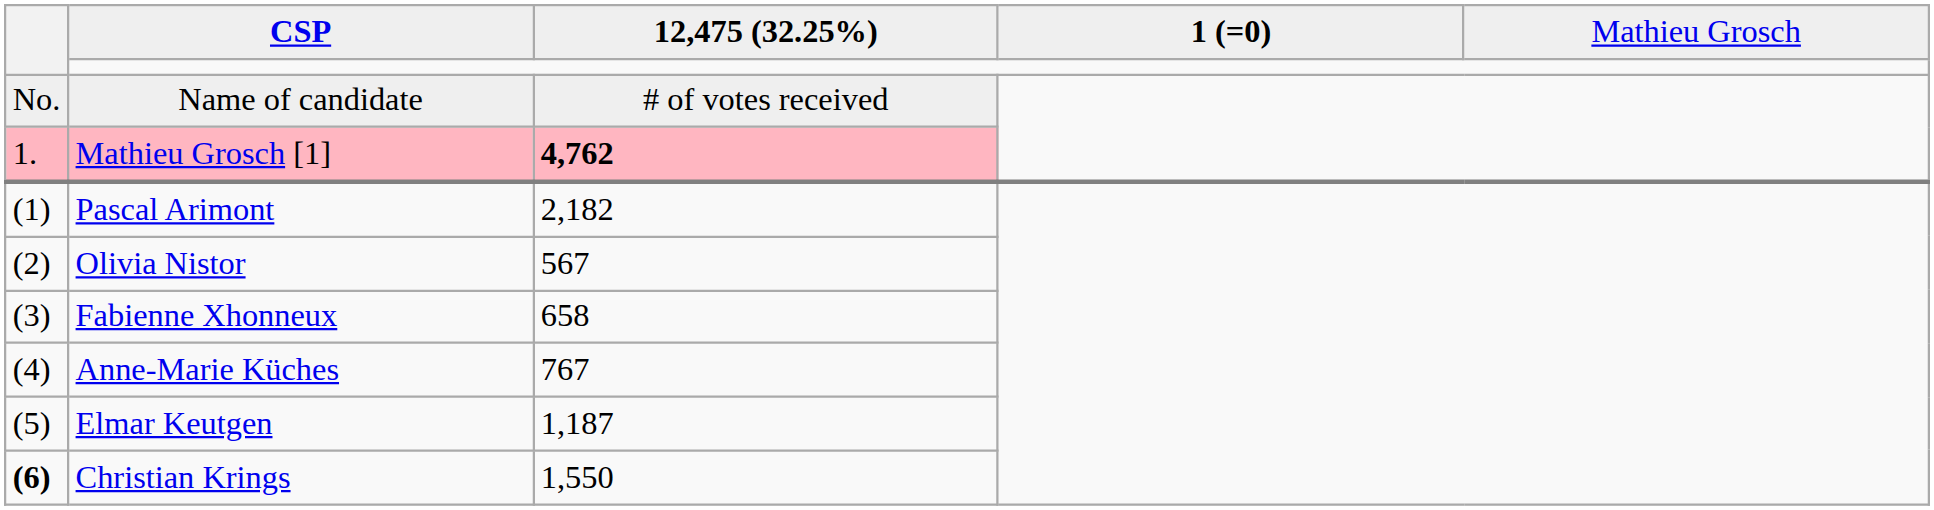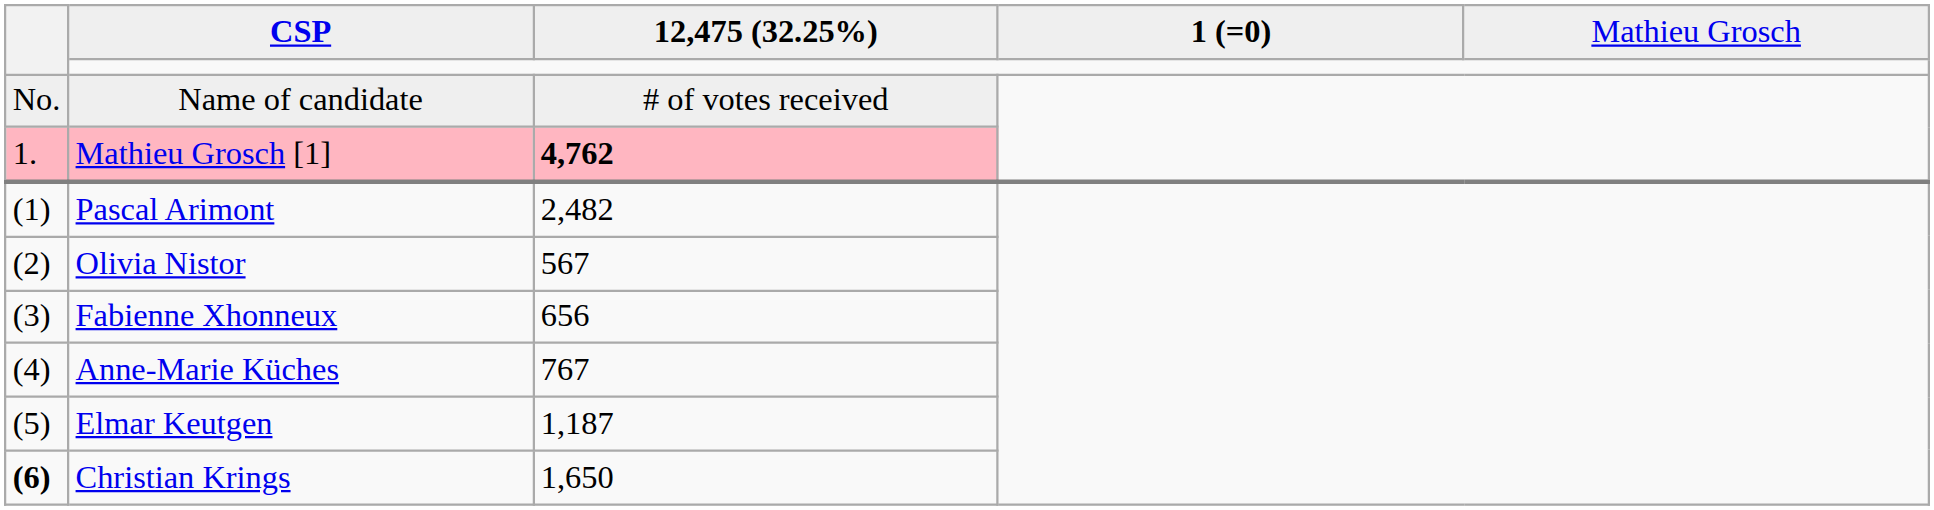(577, 209) 2,182 -> (577, 209) 2,482
(565, 316) 658 -> (565, 316) 656
(577, 476) 1,550 -> (577, 476) 1,650
